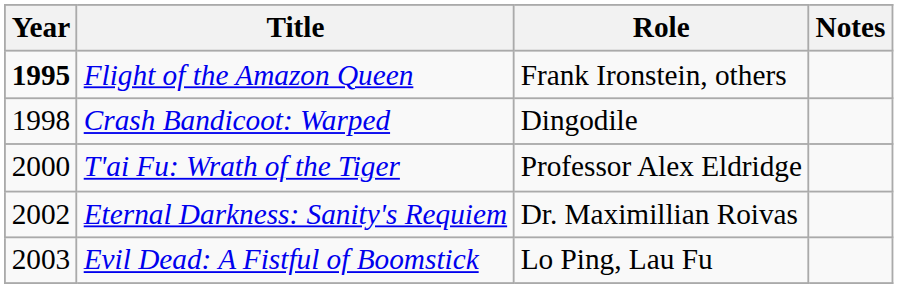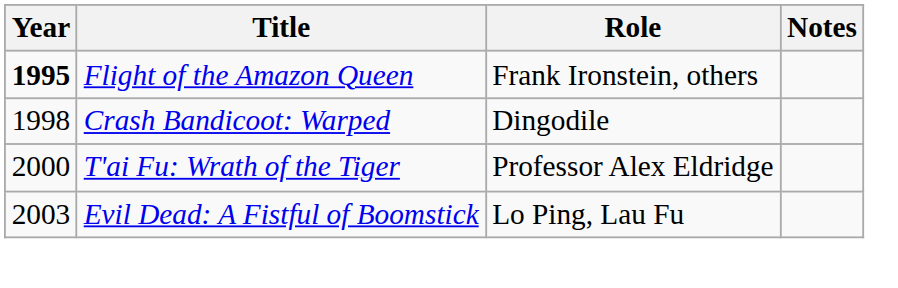- row: (295, 213)
